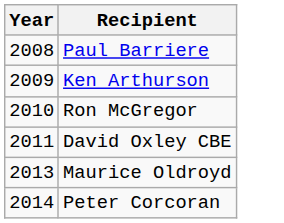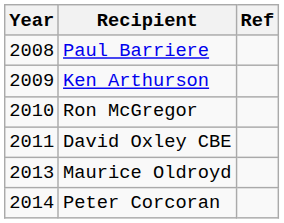+ column: (257, 20)
